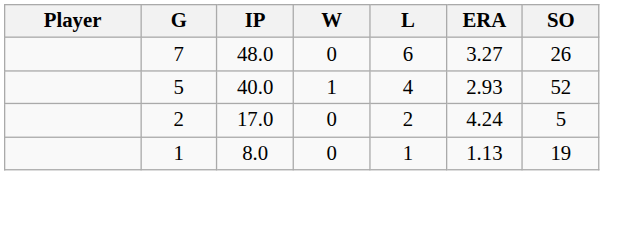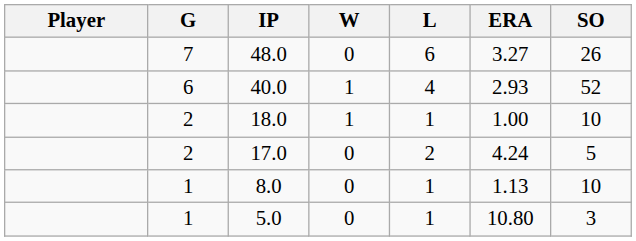(179, 86) 5 -> (188, 86) 6
+ row: (269, 119)
(561, 152) 19 -> (591, 185) 10
+ row: (269, 218)
